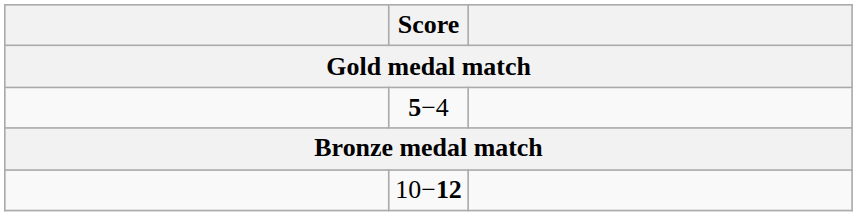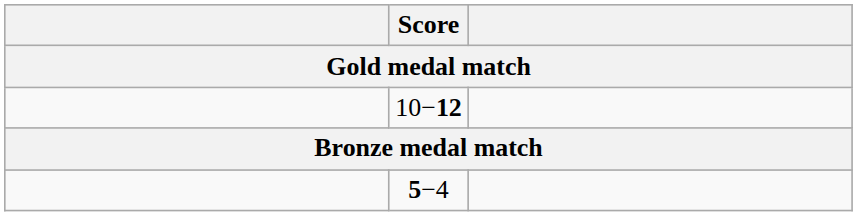rows swapped: (429, 107) <-> (429, 189)
